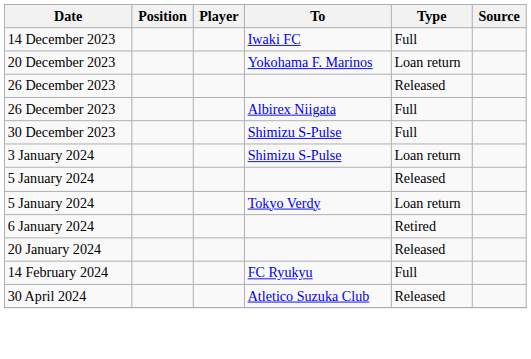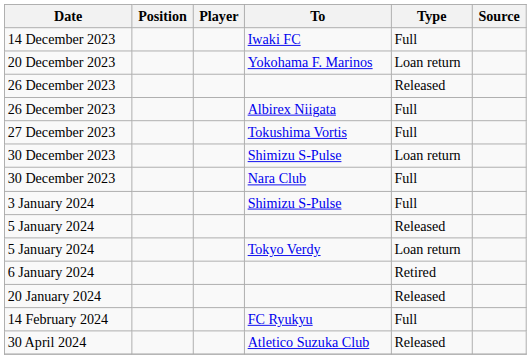+ row: (61, 132)
(406, 132) Full -> (428, 156) Loan return
+ row: (61, 179)
(428, 156) Loan return -> (406, 202) Full
